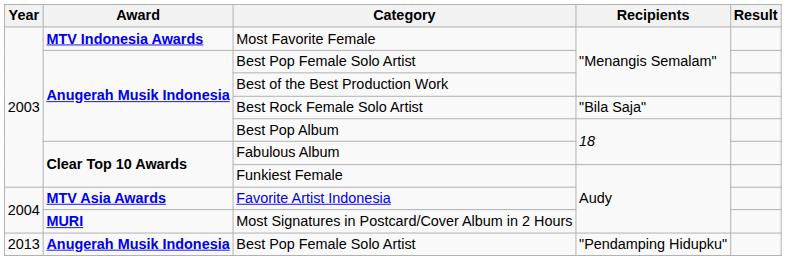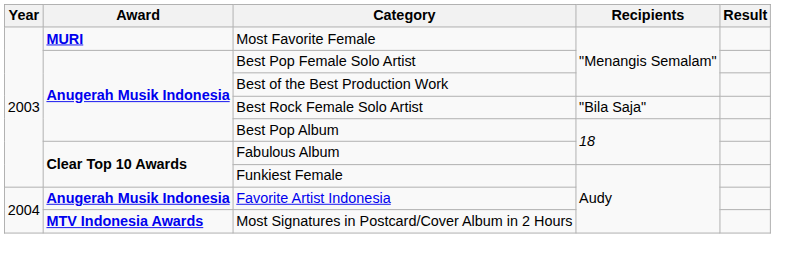(125, 38) MTV Indonesia Awards -> (65, 38) MURI
(106, 198) MTV Asia Awards -> (138, 198) Anugerah Musik Indonesia
(65, 221) MURI -> (125, 221) MTV Indonesia Awards
- row: (326, 244)
